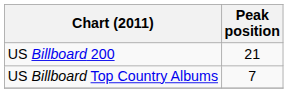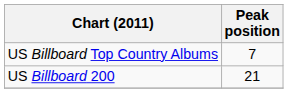rows swapped: (61, 54) <-> (113, 76)
